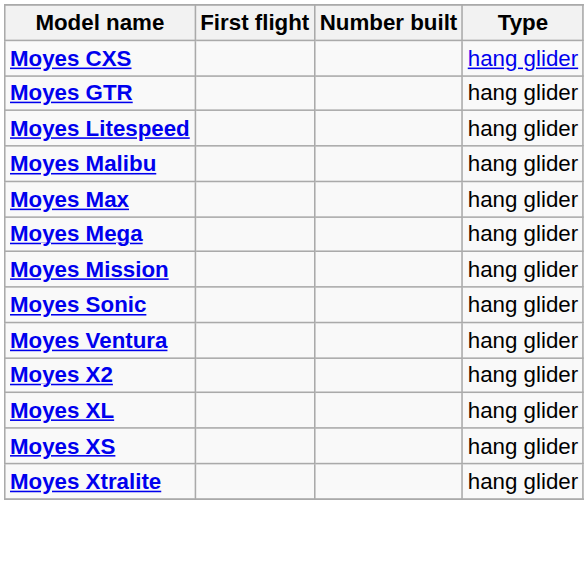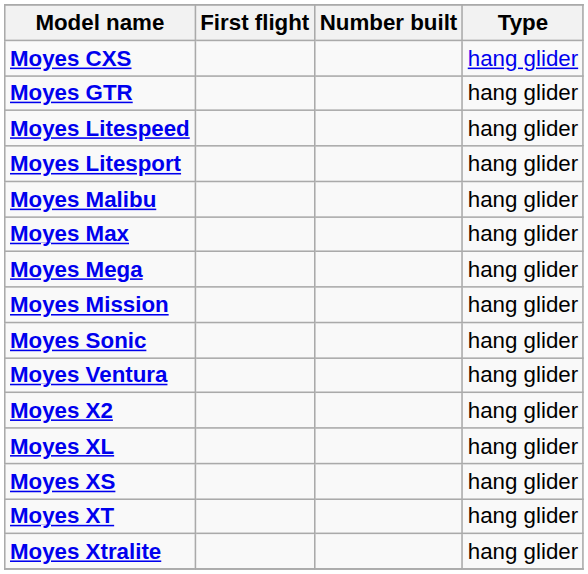+ row: (96, 164)
+ row: (62, 516)
